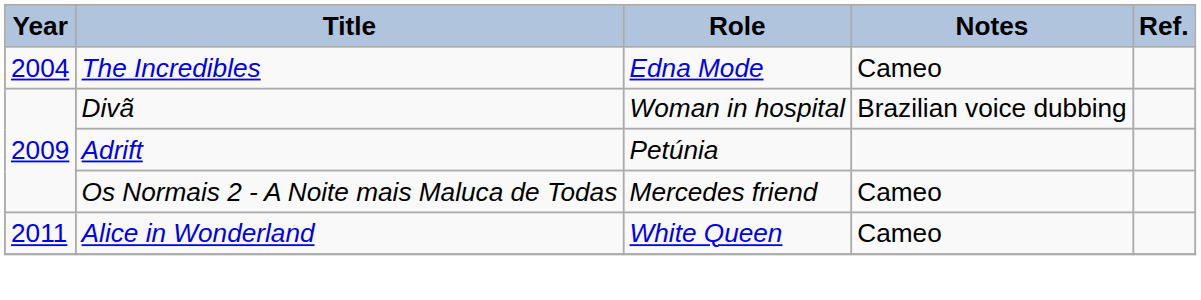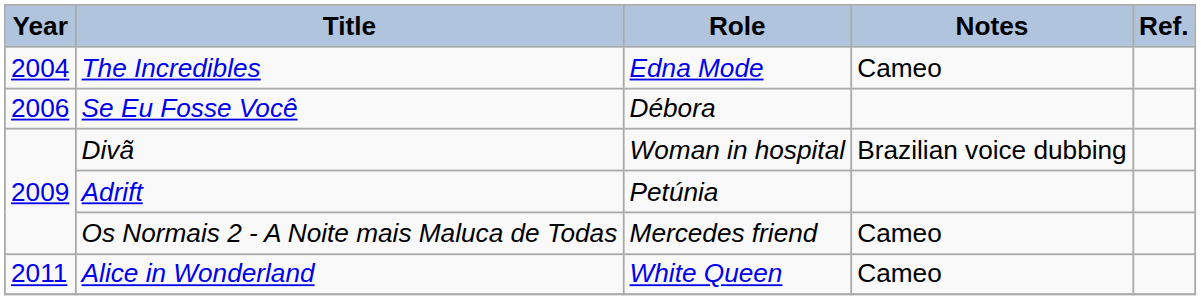+ row: (190, 109)
